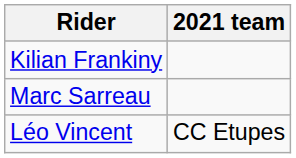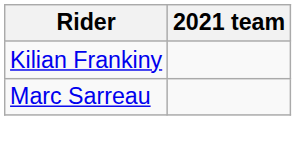- row: (71, 133)
